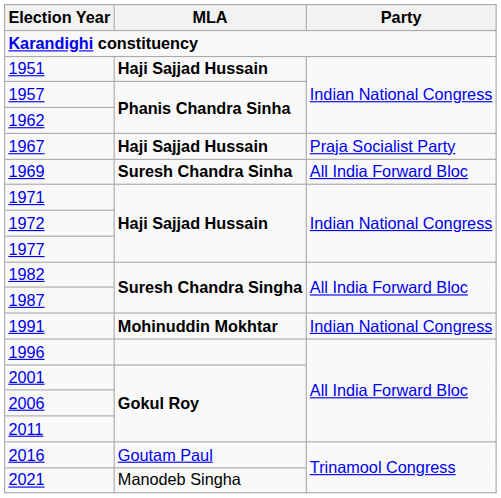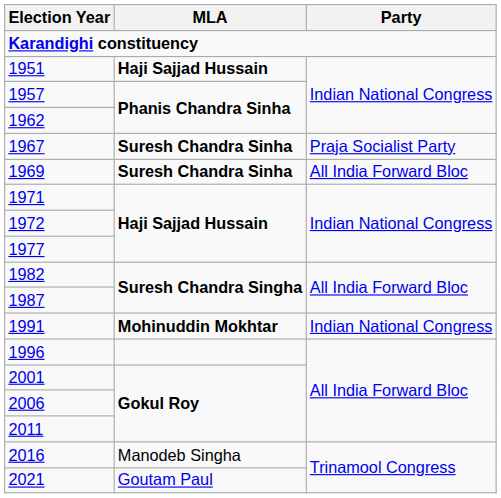(193, 146) Haji Sajjad Hussain -> (205, 146) Suresh Chandra Sinha
(165, 455) Goutam Paul -> (179, 455) Manodeb Singha
(179, 481) Manodeb Singha -> (165, 481) Goutam Paul
